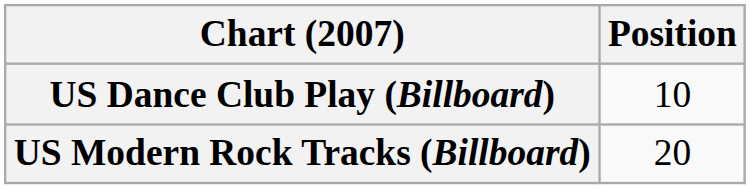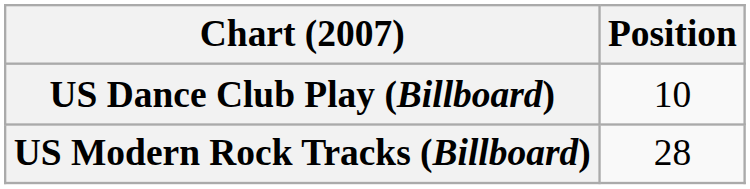(672, 152) 20 -> (672, 152) 28
